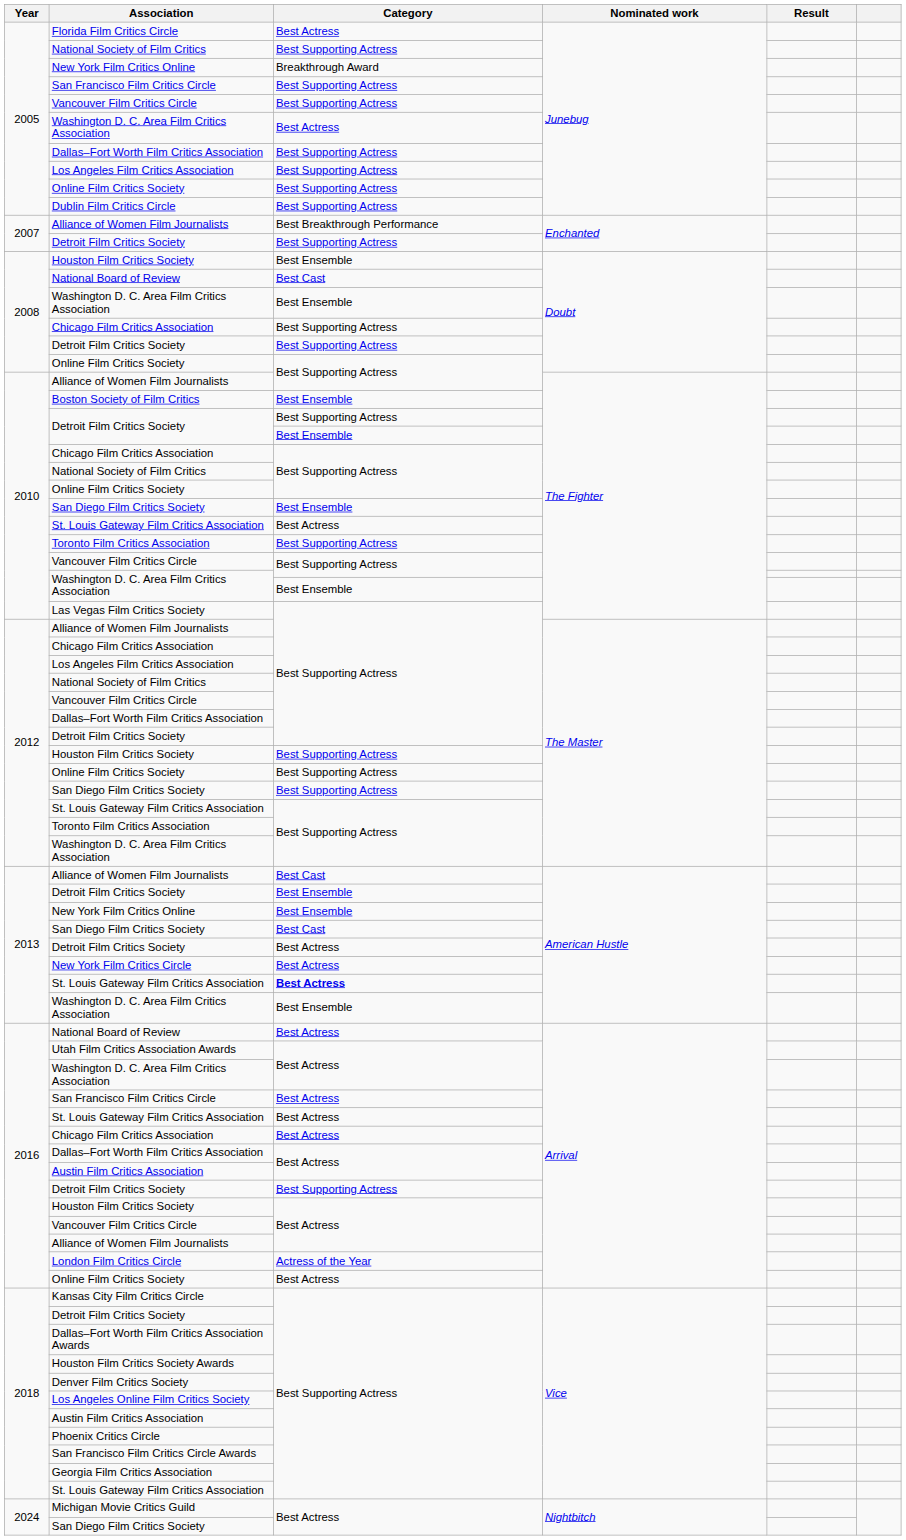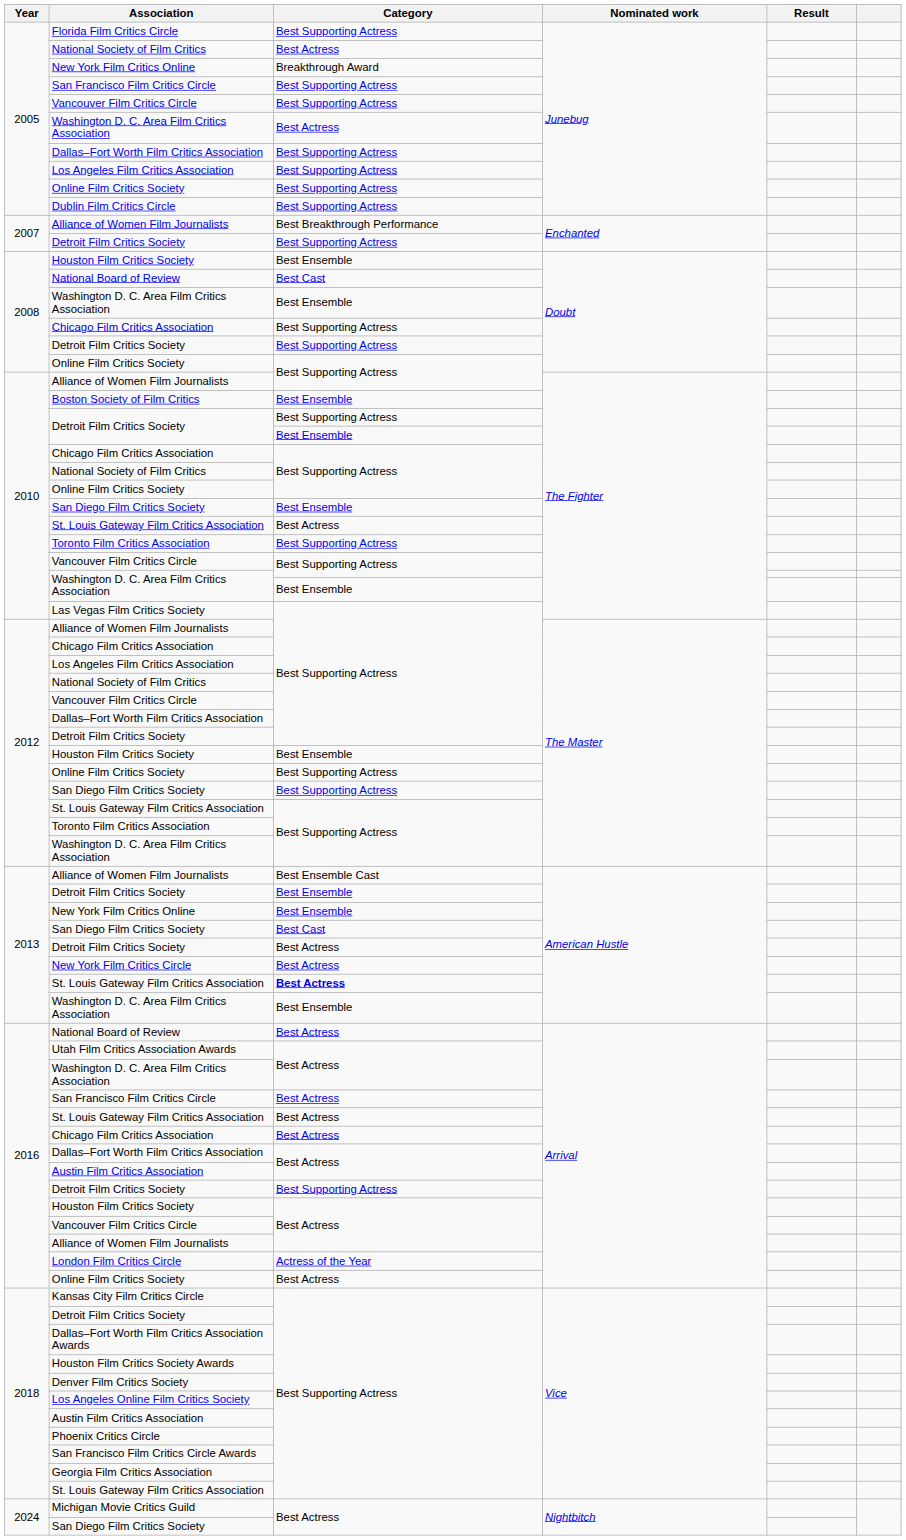(308, 31) Best Actress -> (337, 31) Best Supporting Actress
(337, 49) Best Supporting Actress -> (308, 49) Best Actress
(337, 754) Best Supporting Actress -> (314, 754) Best Ensemble
(301, 875) Best Cast -> (327, 875) Best Ensemble Cast
